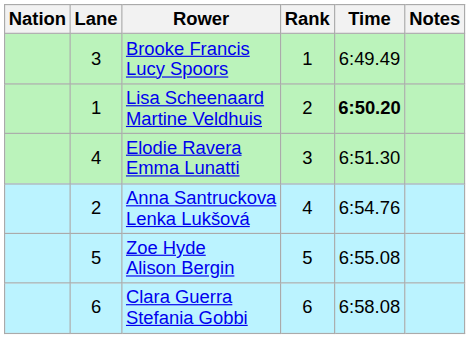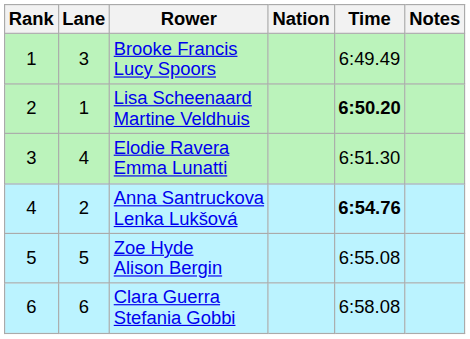columns swapped: (307, 19) <-> (37, 19)
(369, 208) normal -> (369, 208) bold
